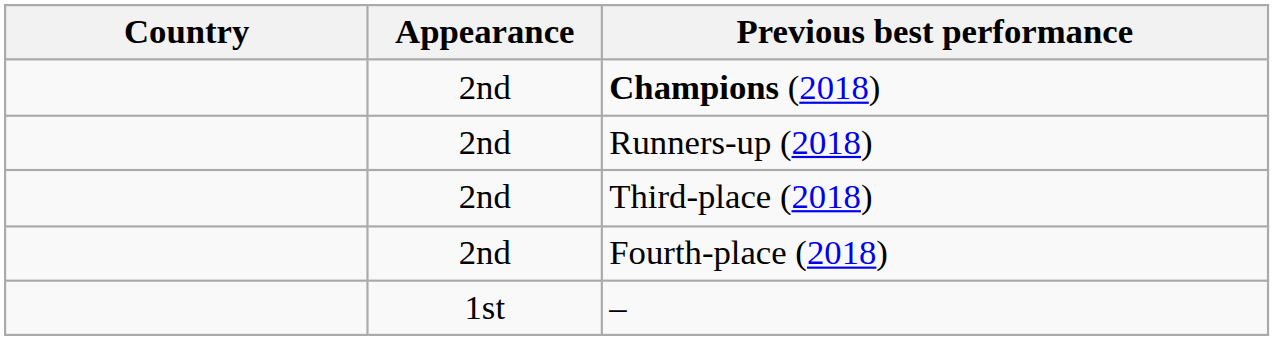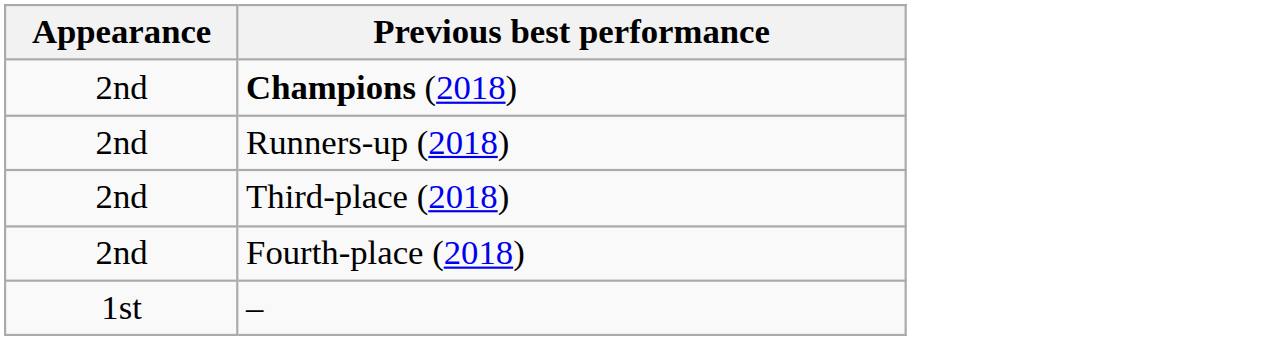- column: (187, 32)
